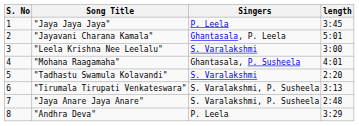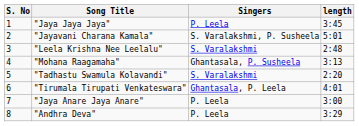(238, 37) Ghantasala, P. Leela -> (255, 37) S. Varalakshmi, P. Susheela
(333, 50) 3:00 -> (333, 50) 2:48
(333, 62) 4:01 -> (333, 62) 3:13
(255, 88) S. Varalakshmi, P. Susheela -> (238, 88) Ghantasala, P. Leela
(333, 88) 3:13 -> (333, 88) 4:01
(255, 101) S. Varalakshmi, P. Susheela -> (209, 101) P. Leela
(333, 101) 2:48 -> (333, 101) 3:00
